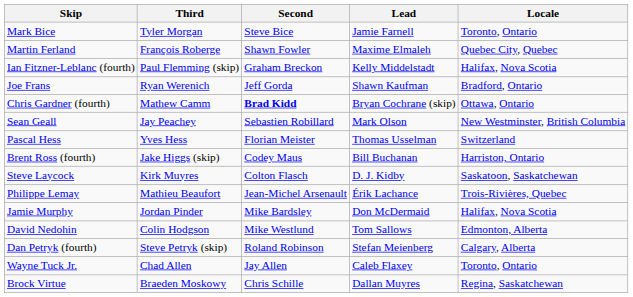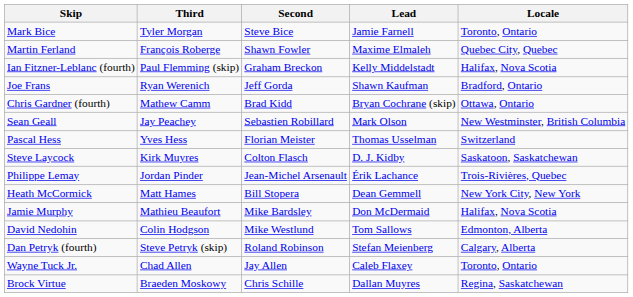(270, 103) bold -> (268, 103) normal
- row: (51, 157)
(180, 193) Mathieu Beaufort -> (171, 175) Jordan Pinder
+ row: (49, 193)
(171, 211) Jordan Pinder -> (180, 211) Mathieu Beaufort
